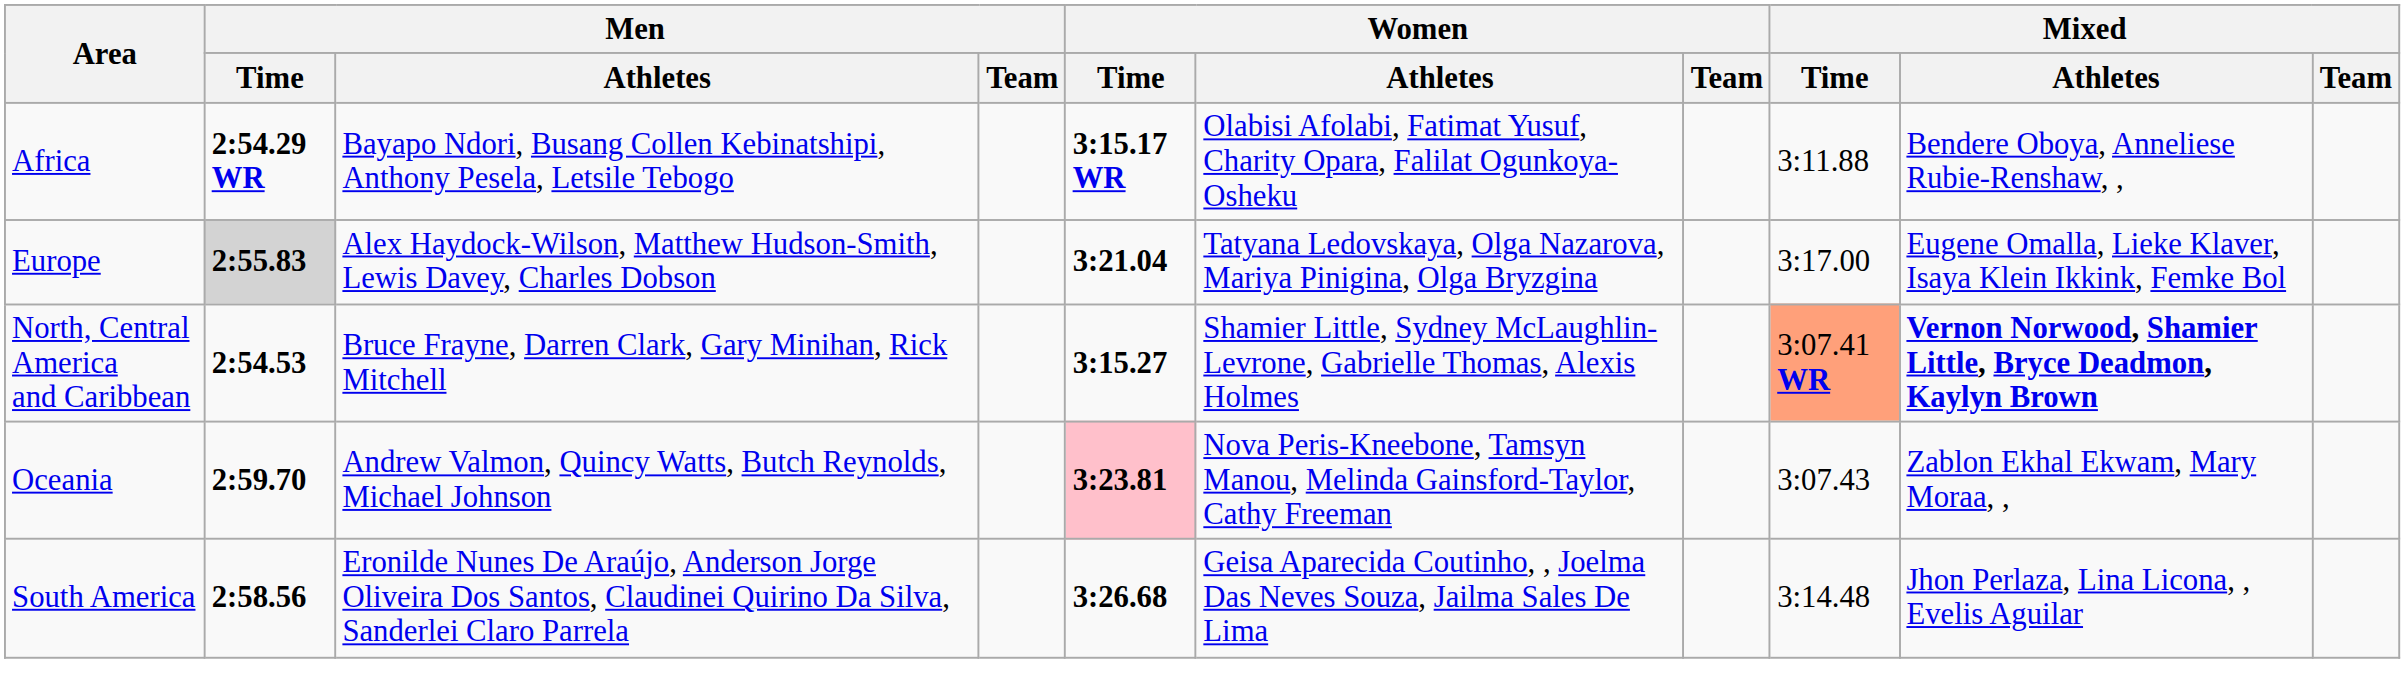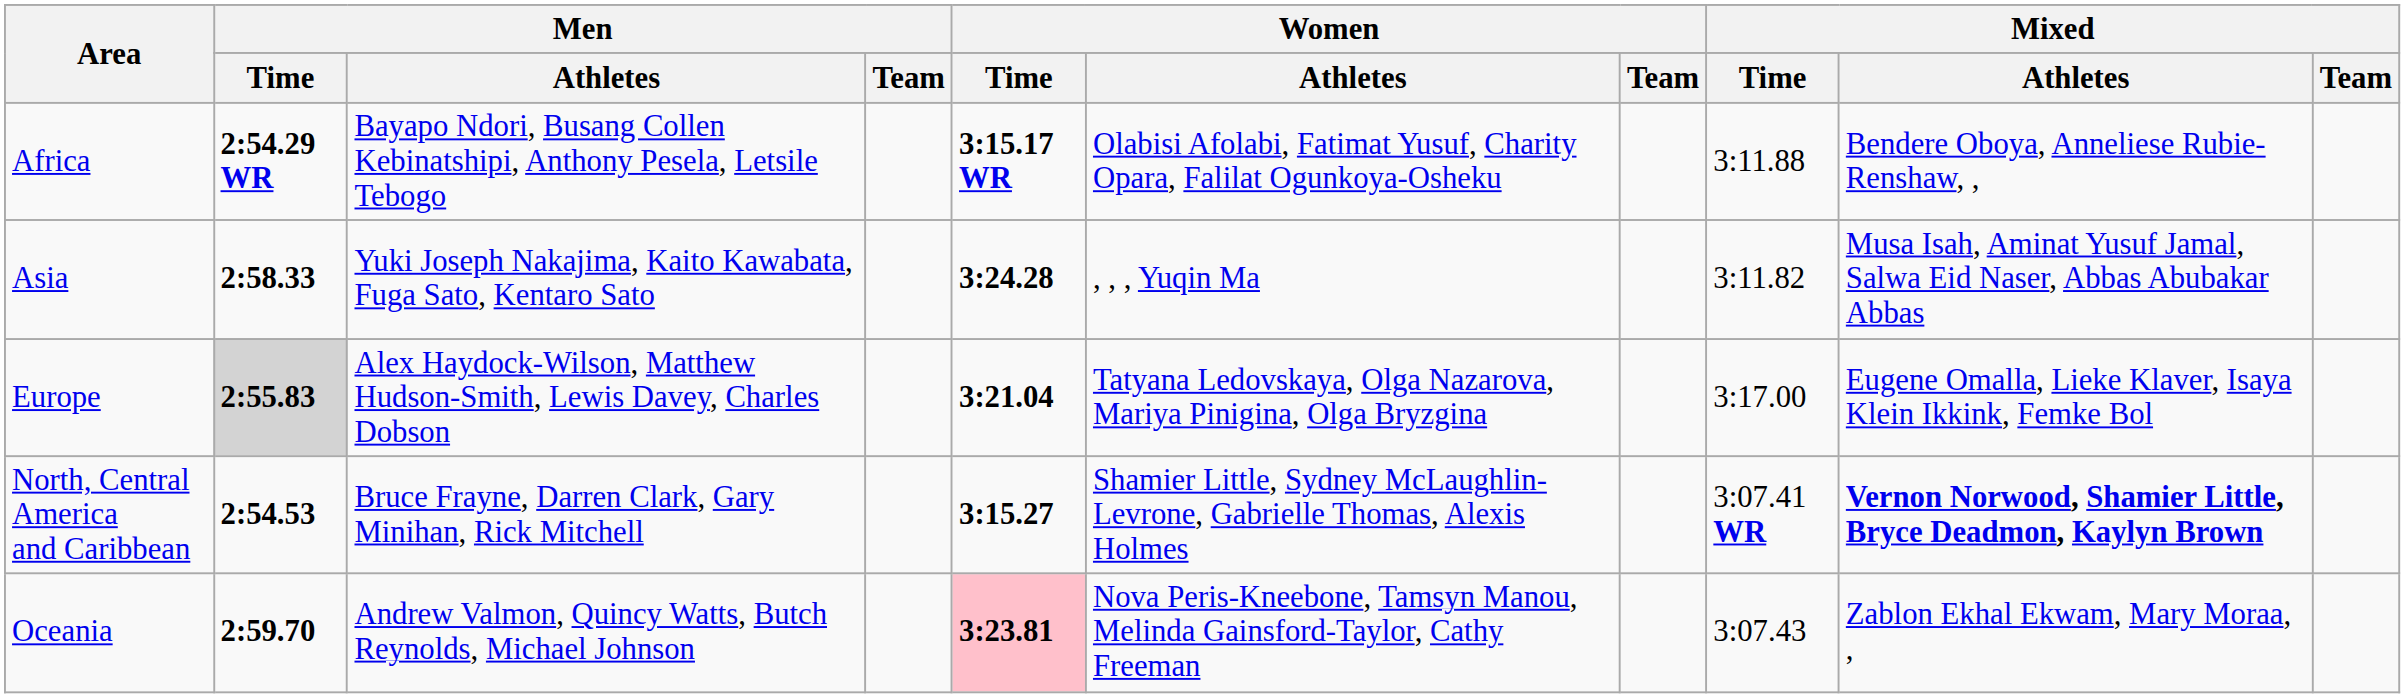+ row: (40, 278)
(1824, 361) lightsalmon background -> (1760, 514) no background
- row: (104, 597)
